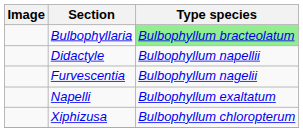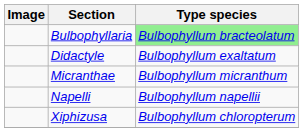(199, 55) Bulbophyllum napellii -> (207, 55) Bulbophyllum exaltatum
- row: (88, 76)
+ row: (83, 76)
(207, 96) Bulbophyllum exaltatum -> (199, 96) Bulbophyllum napellii
